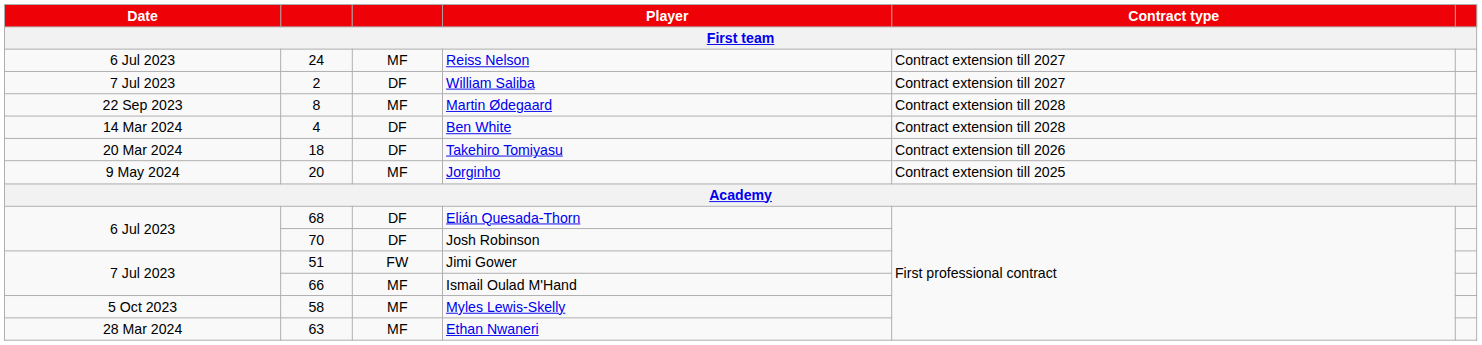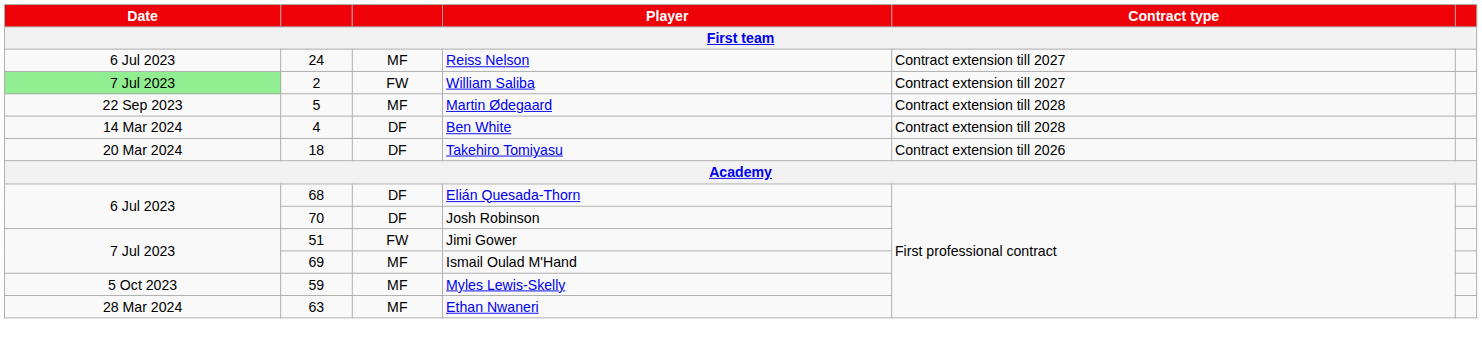(143, 83) no background -> (143, 83) lightgreen background
(397, 83) DF -> (397, 83) FW
(316, 105) 8 -> (316, 105) 5
- row: (473, 172)
(316, 284) 66 -> (316, 262) 69
(316, 307) 58 -> (316, 284) 59
